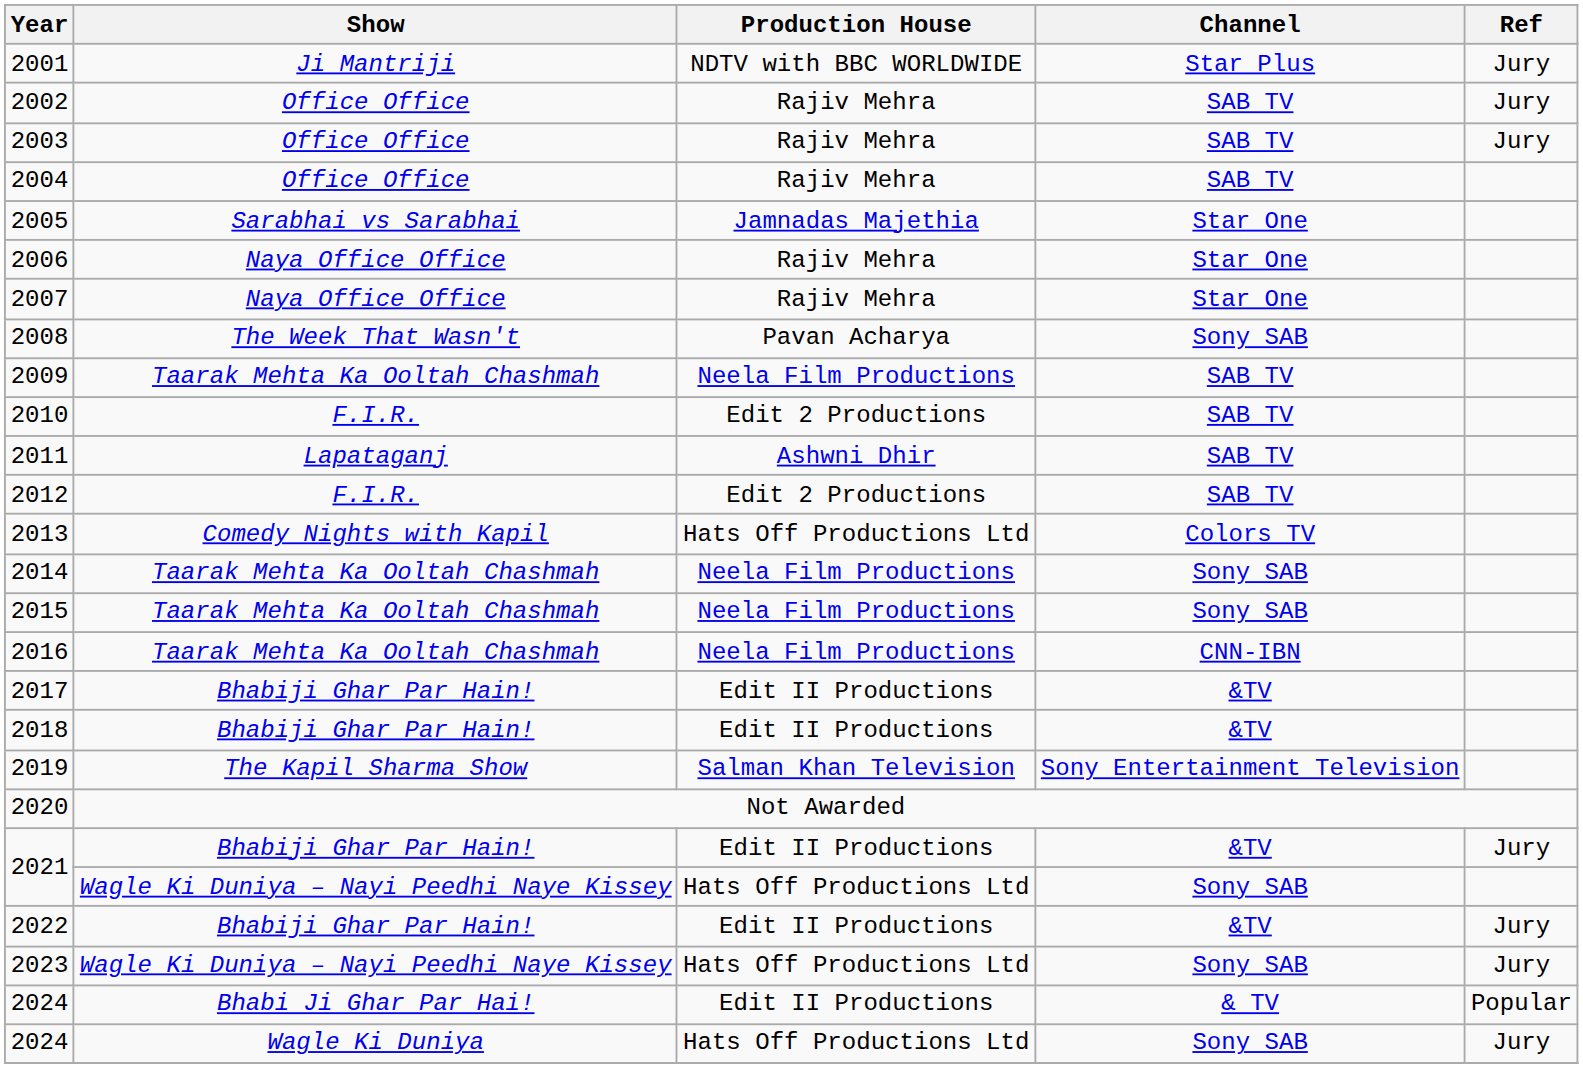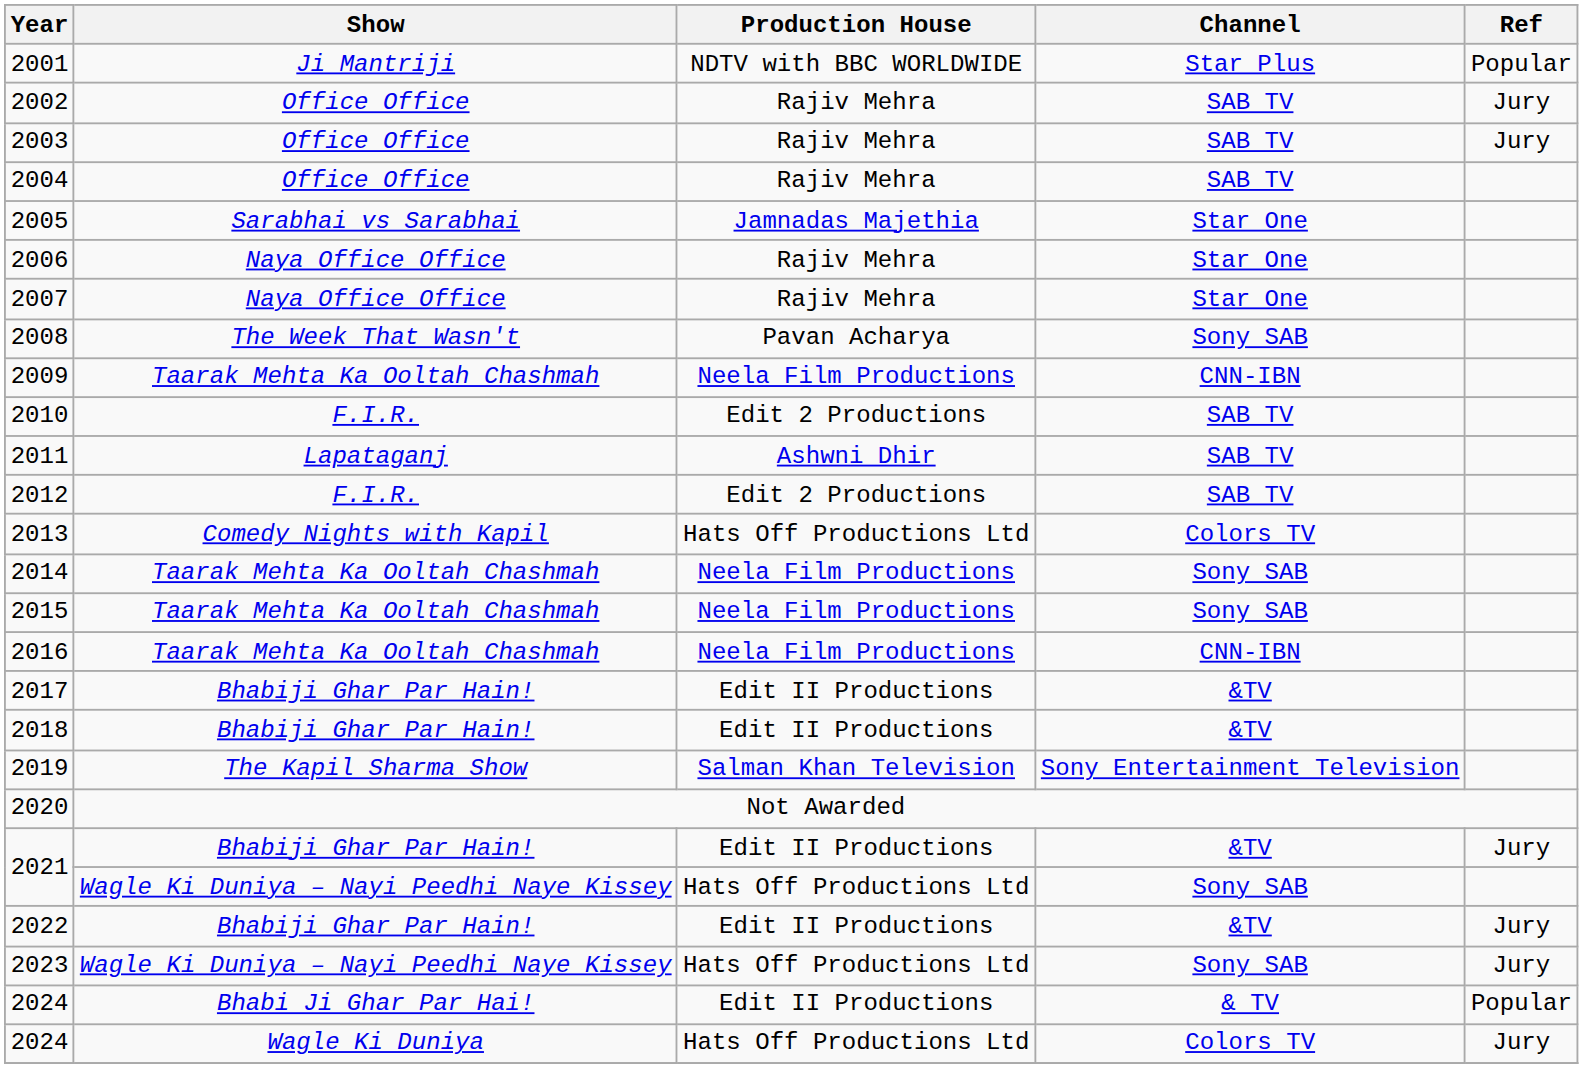(1521, 64) Jury -> (1521, 64) Popular
(1250, 377) SAB TV -> (1250, 377) CNN-IBN
(1250, 1044) Sony SAB -> (1250, 1044) Colors TV
